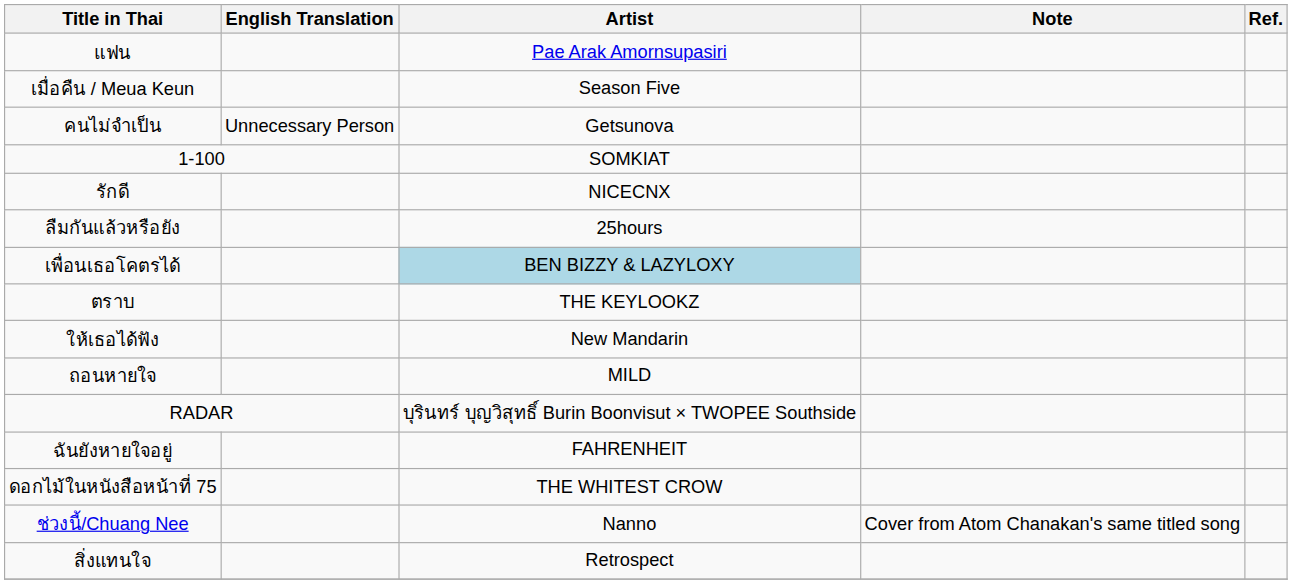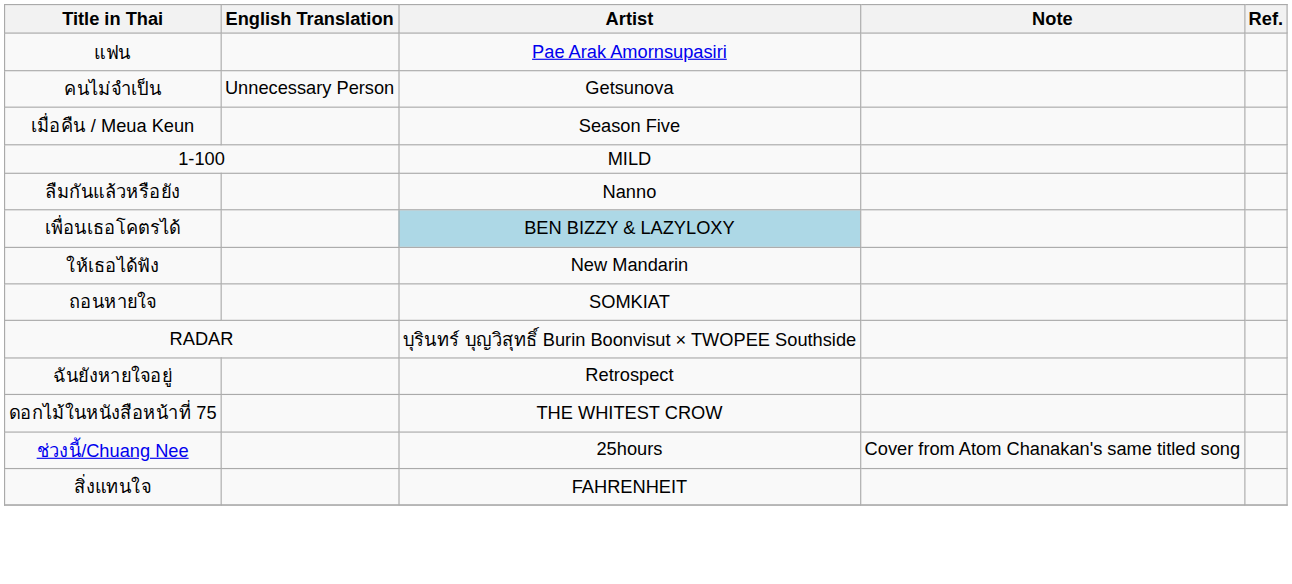rows swapped: (113, 89) <-> (113, 126)
(629, 158) SOMKIAT -> (629, 158) MILD
- row: (113, 192)
(629, 228) 25hours -> (629, 191) Nanno
- row: (113, 302)
(629, 376) MILD -> (629, 302) SOMKIAT
(629, 449) FAHRENHEIT -> (629, 376) Retrospect
(629, 523) Nanno -> (629, 449) 25hours
(629, 560) Retrospect -> (629, 486) FAHRENHEIT
